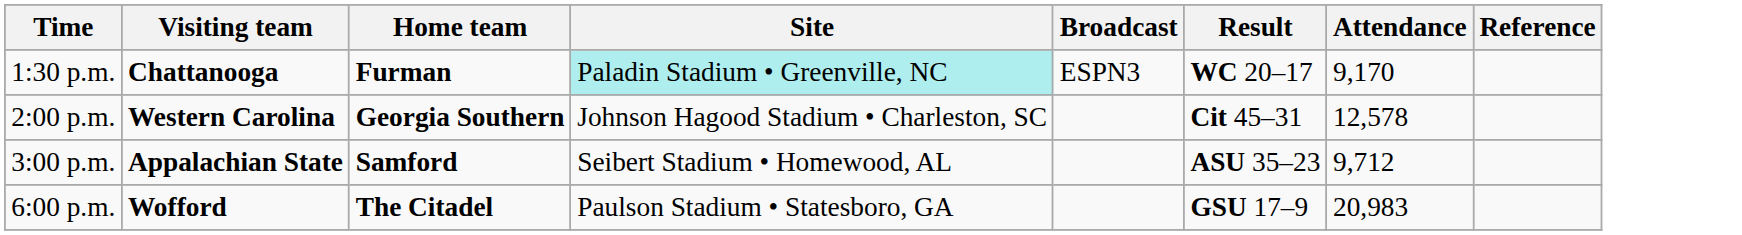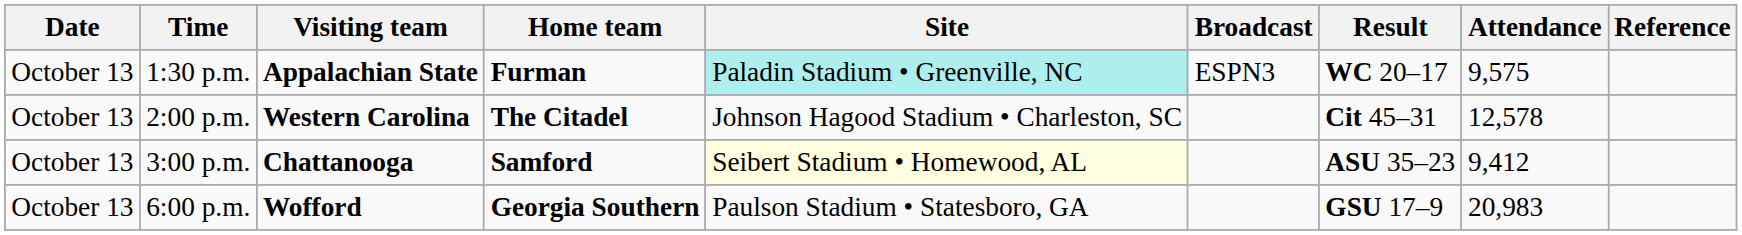+ column: (72, 27)
(203, 72) Chattanooga -> (370, 72) Appalachian State
(1364, 72) 9,170 -> (1499, 72) 9,575
(460, 117) Georgia Southern -> (559, 117) The Citadel
(236, 162) Appalachian State -> (338, 162) Chattanooga
(765, 162) no background -> (900, 162) lightyellow background
(1364, 162) 9,712 -> (1499, 162) 9,412
(424, 207) The Citadel -> (595, 207) Georgia Southern
